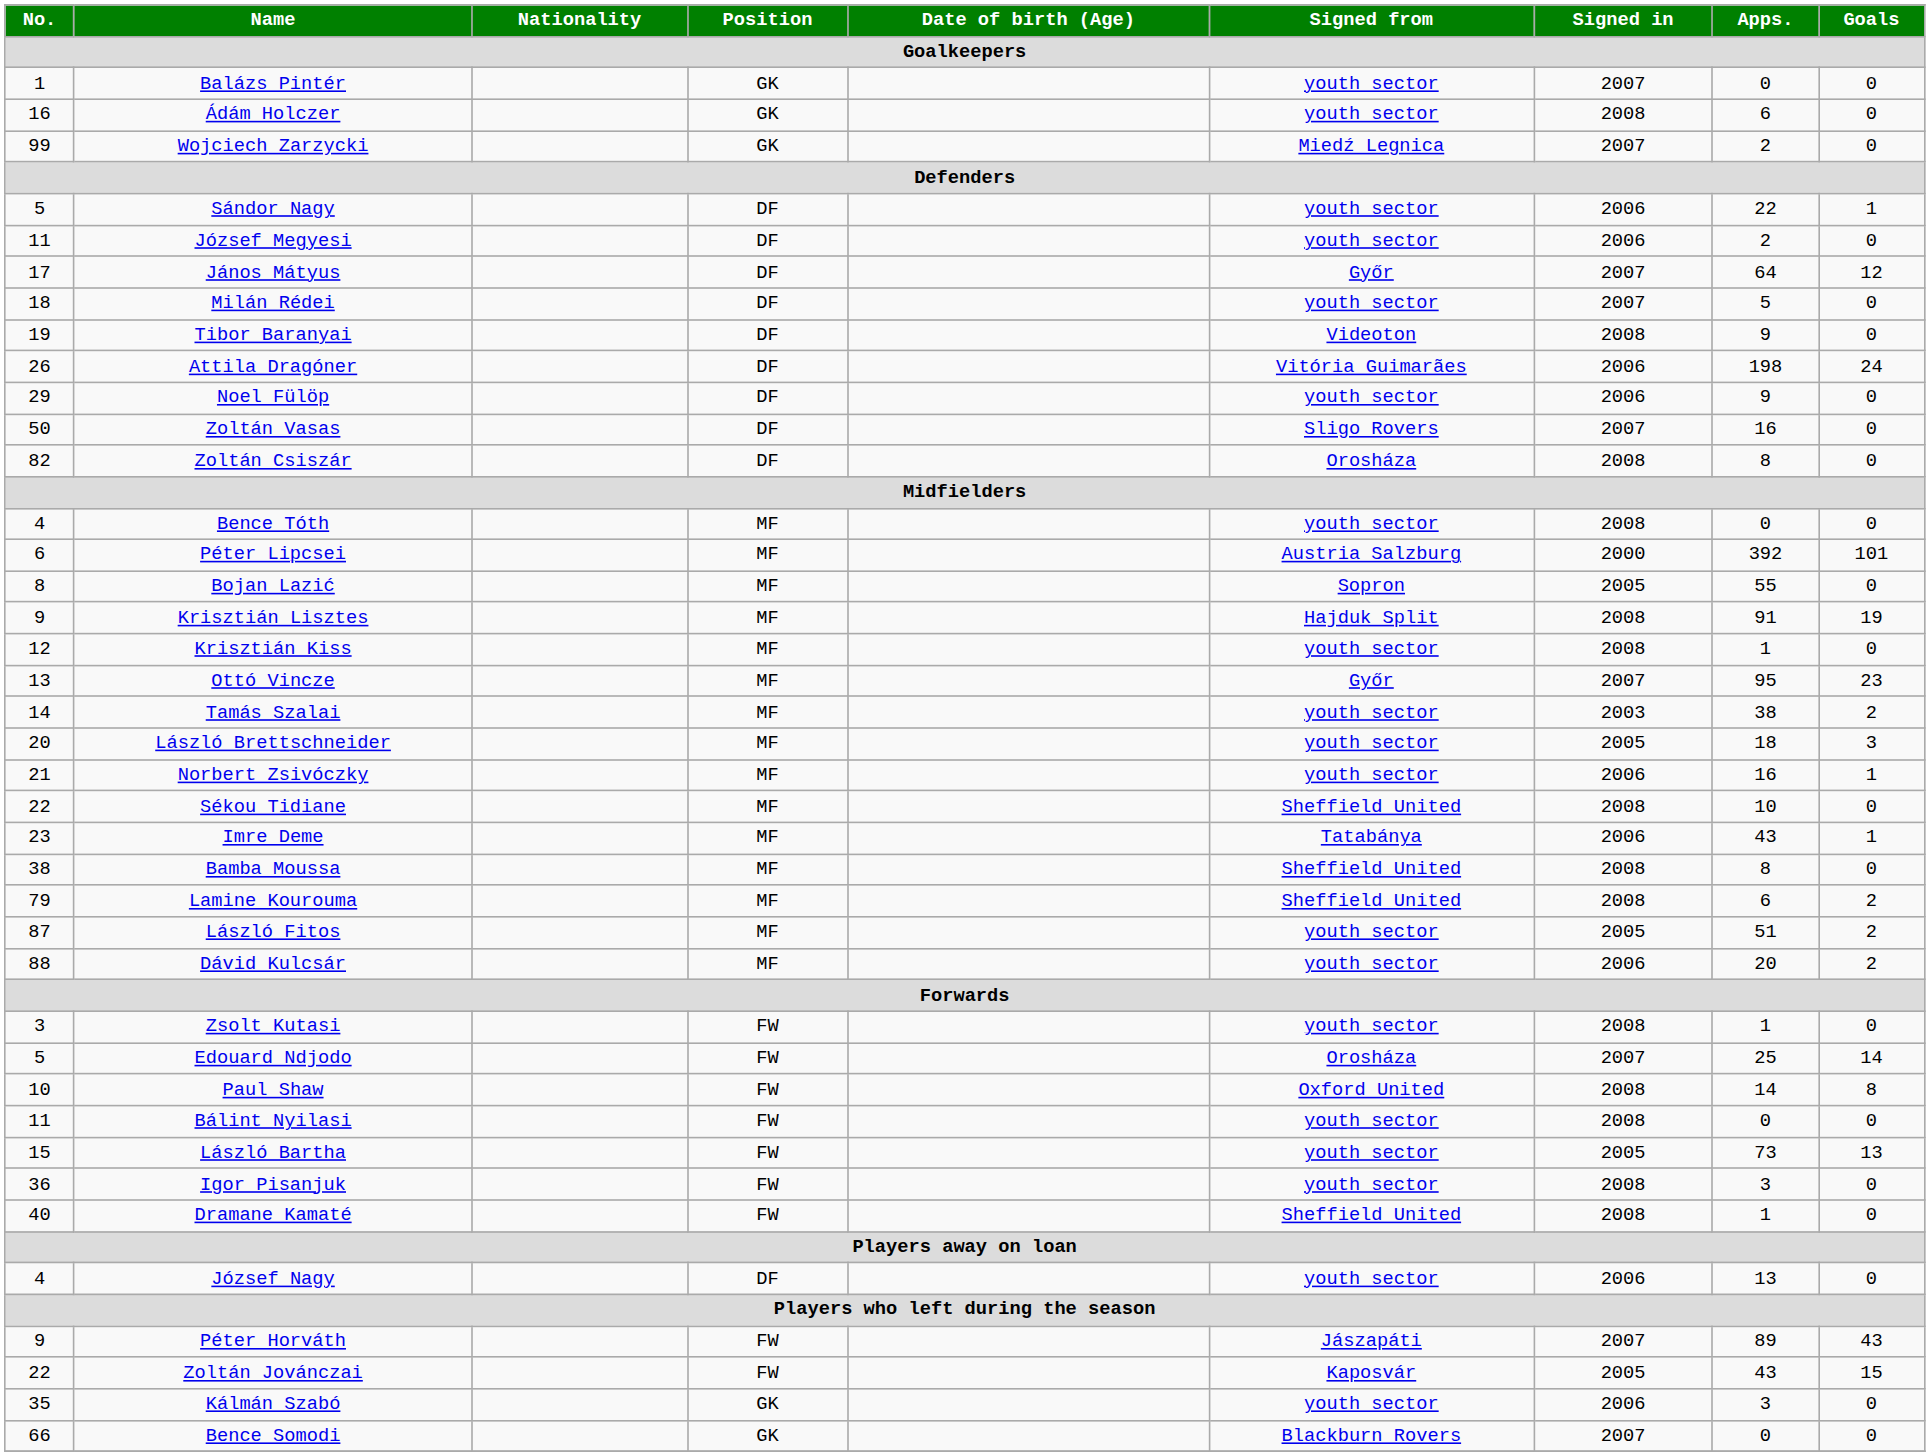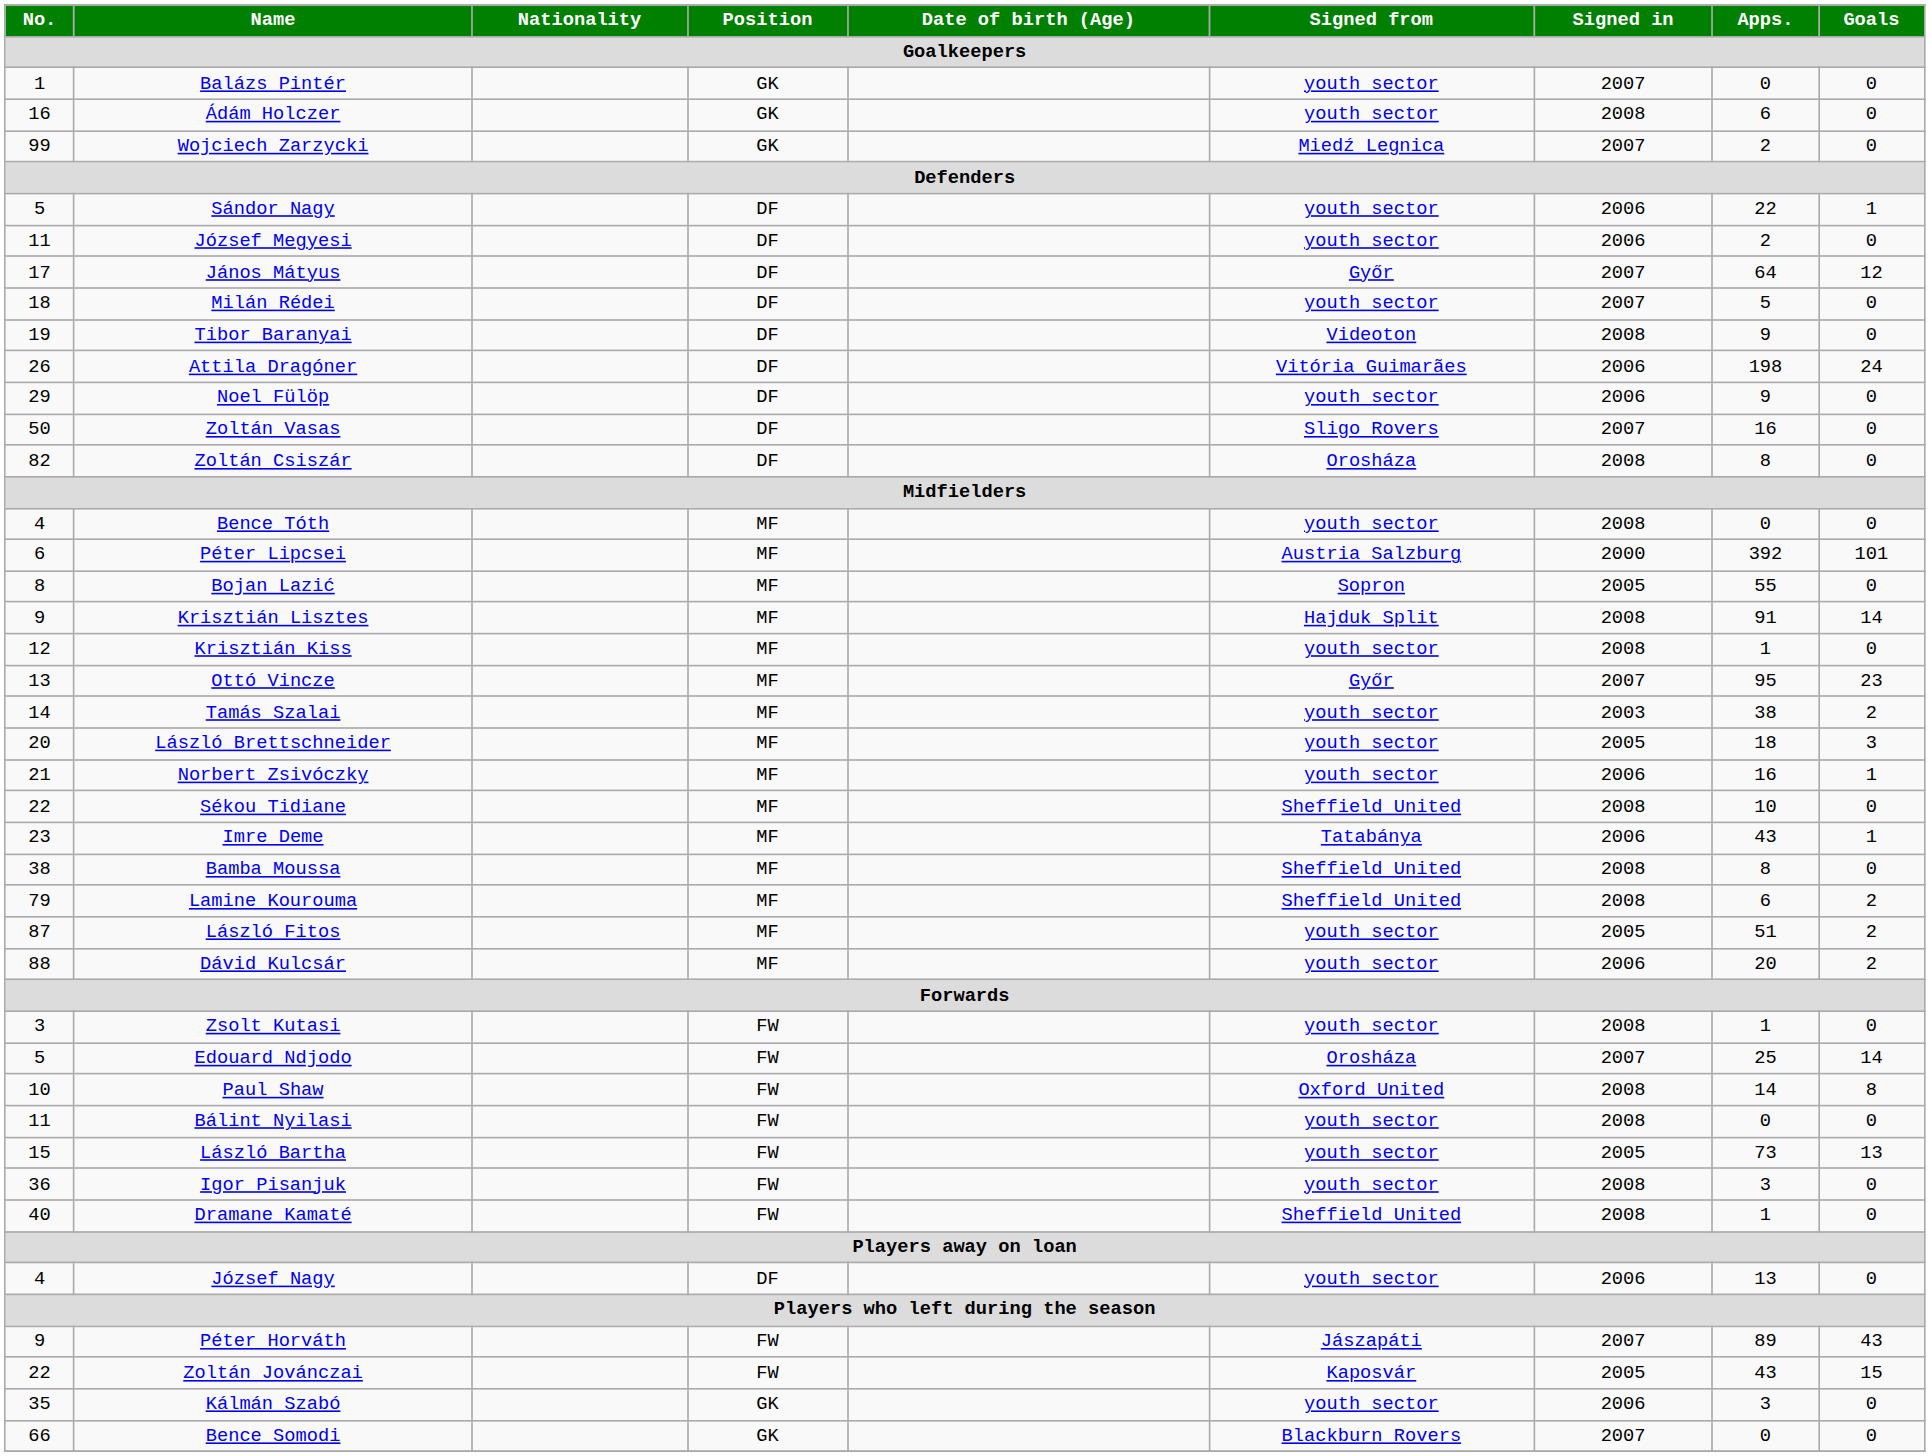(1871, 618) 19 -> (1871, 618) 14
